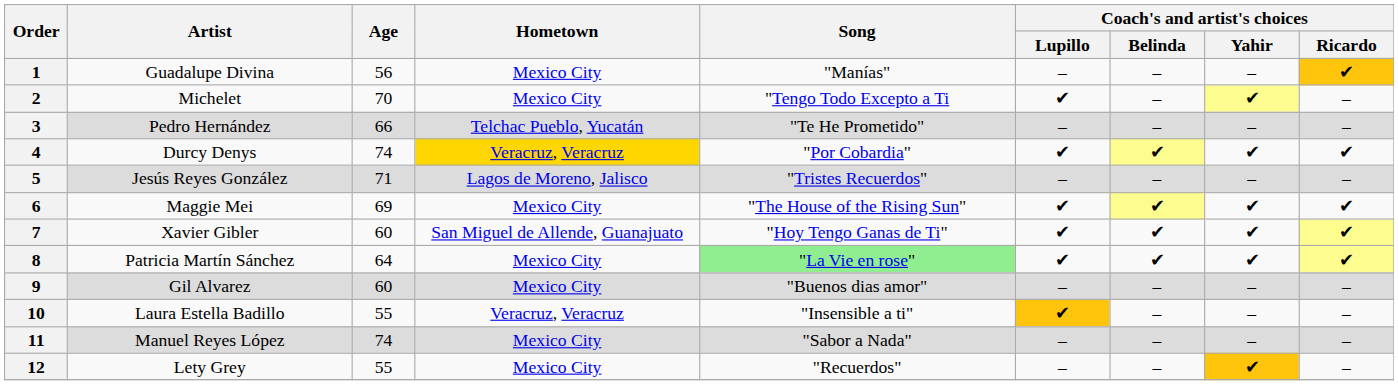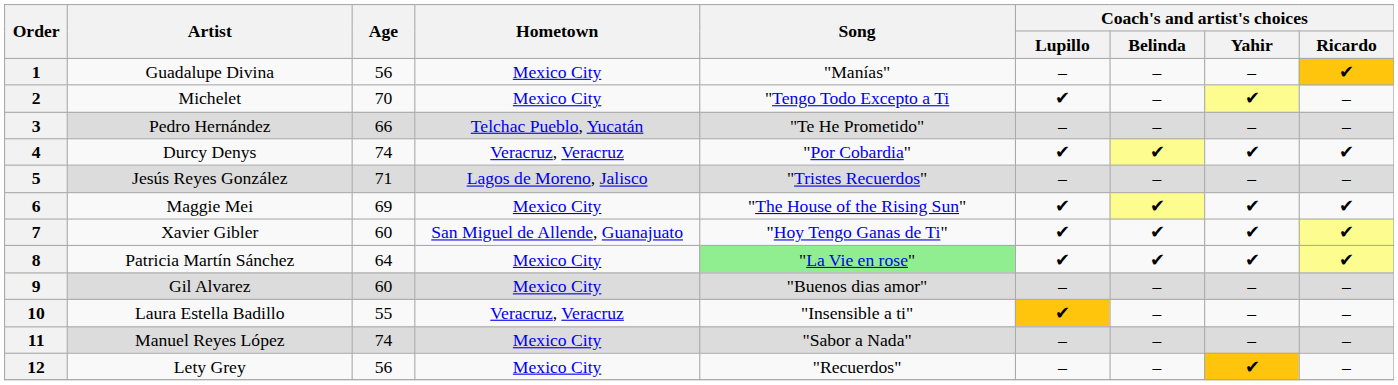(557, 152) gold background -> (557, 152) no background
(383, 367) 55 -> (383, 367) 56
